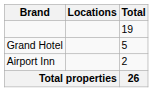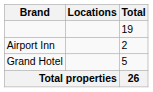rows swapped: (31, 62) <-> (35, 45)
